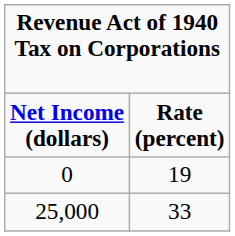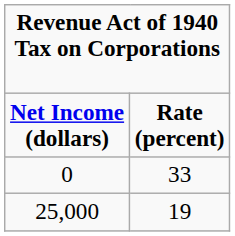(180, 174) 19 -> (180, 174) 33
(180, 211) 33 -> (180, 211) 19
